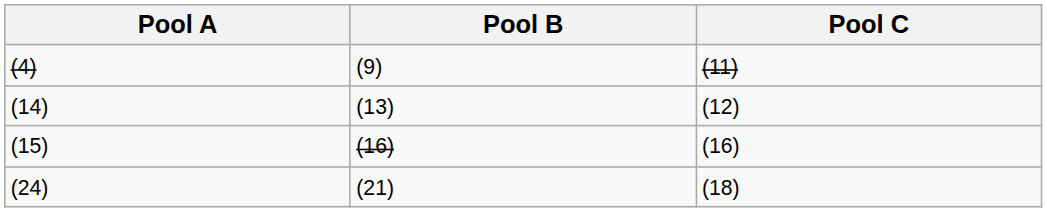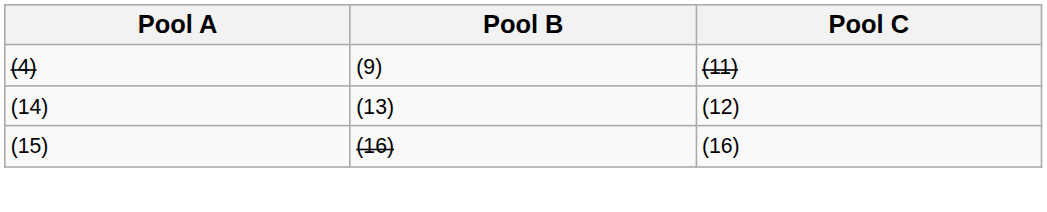- row: (30, 187)
